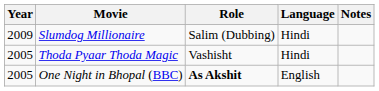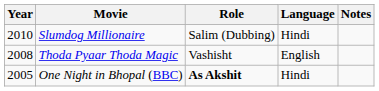(20, 34) 2009 -> (20, 34) 2010
(20, 55) 2005 -> (20, 55) 2008
(295, 55) Hindi -> (300, 55) English
(300, 75) English -> (295, 75) Hindi
